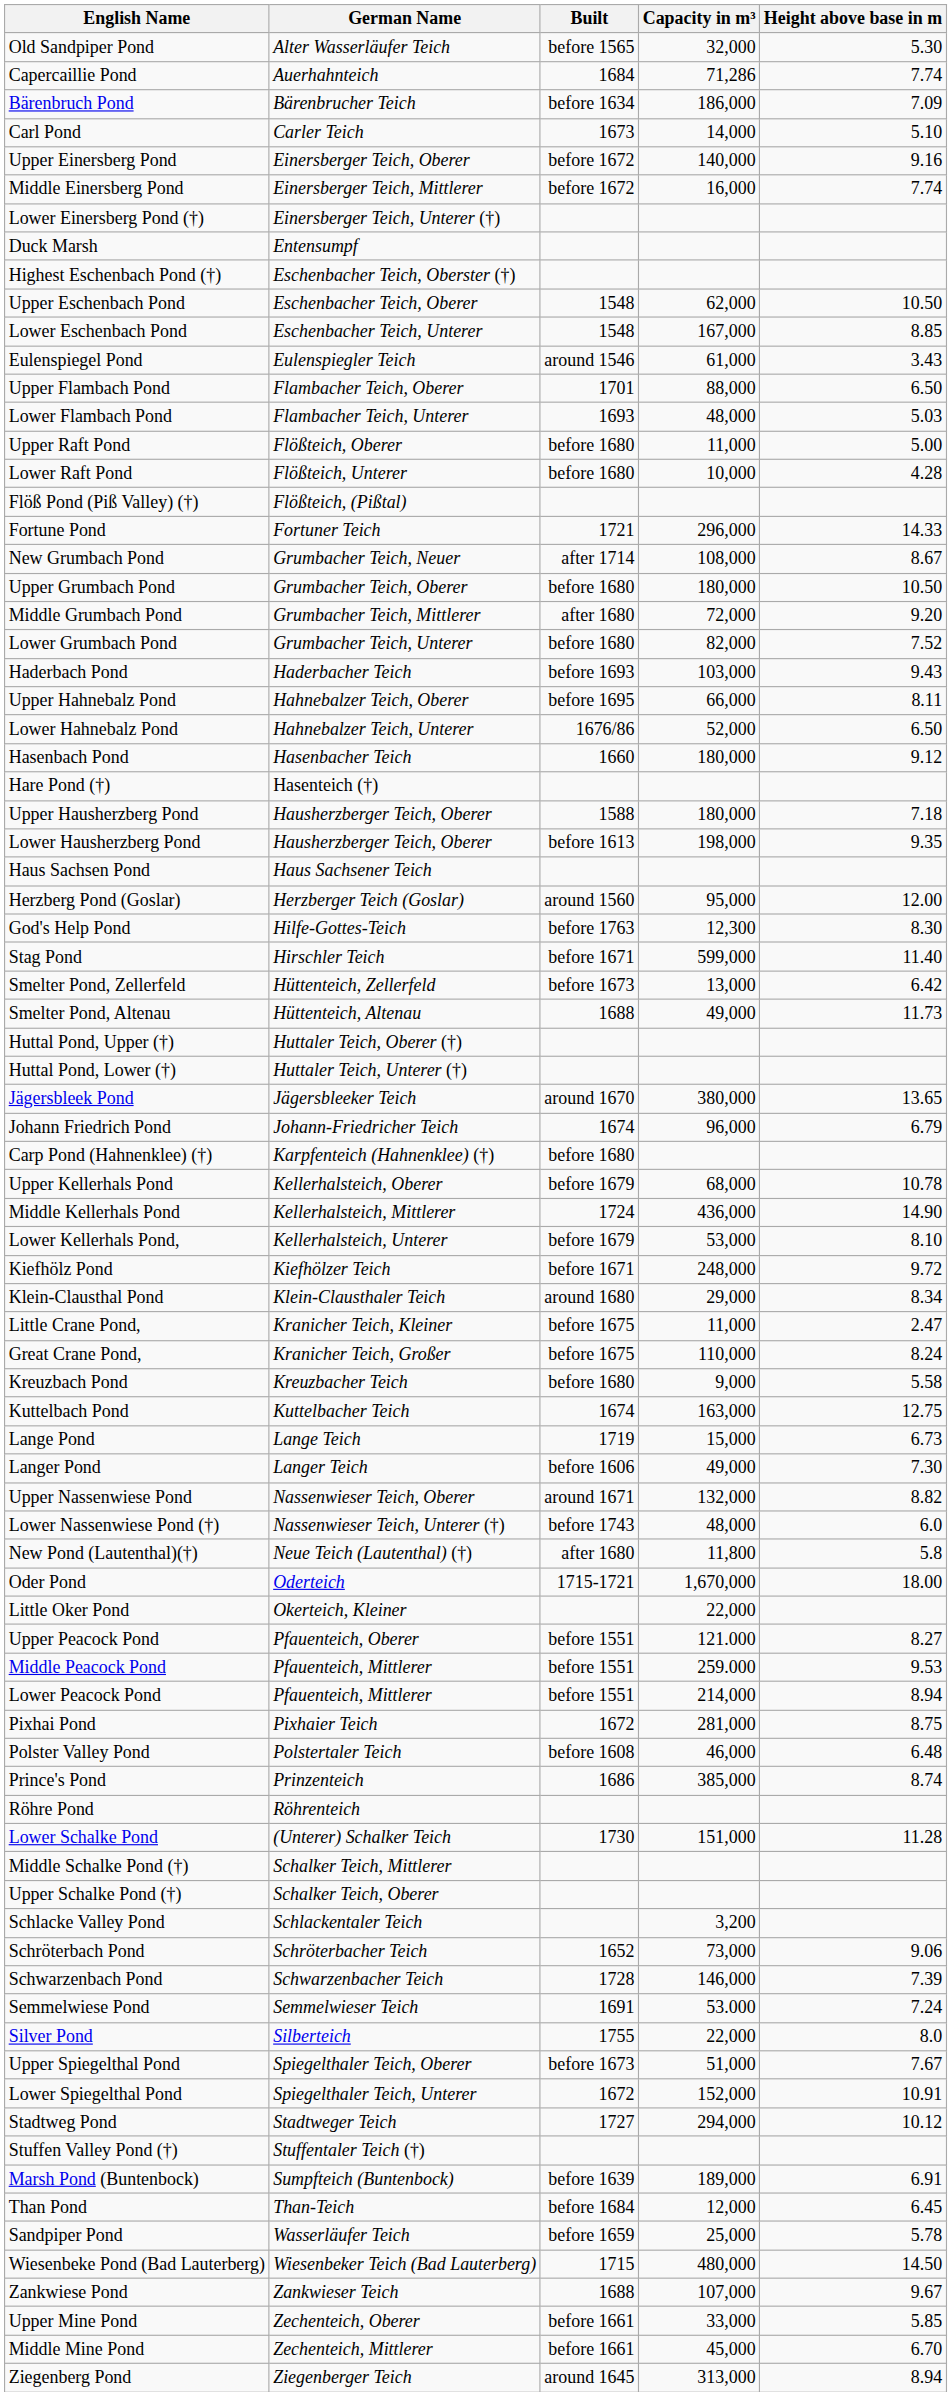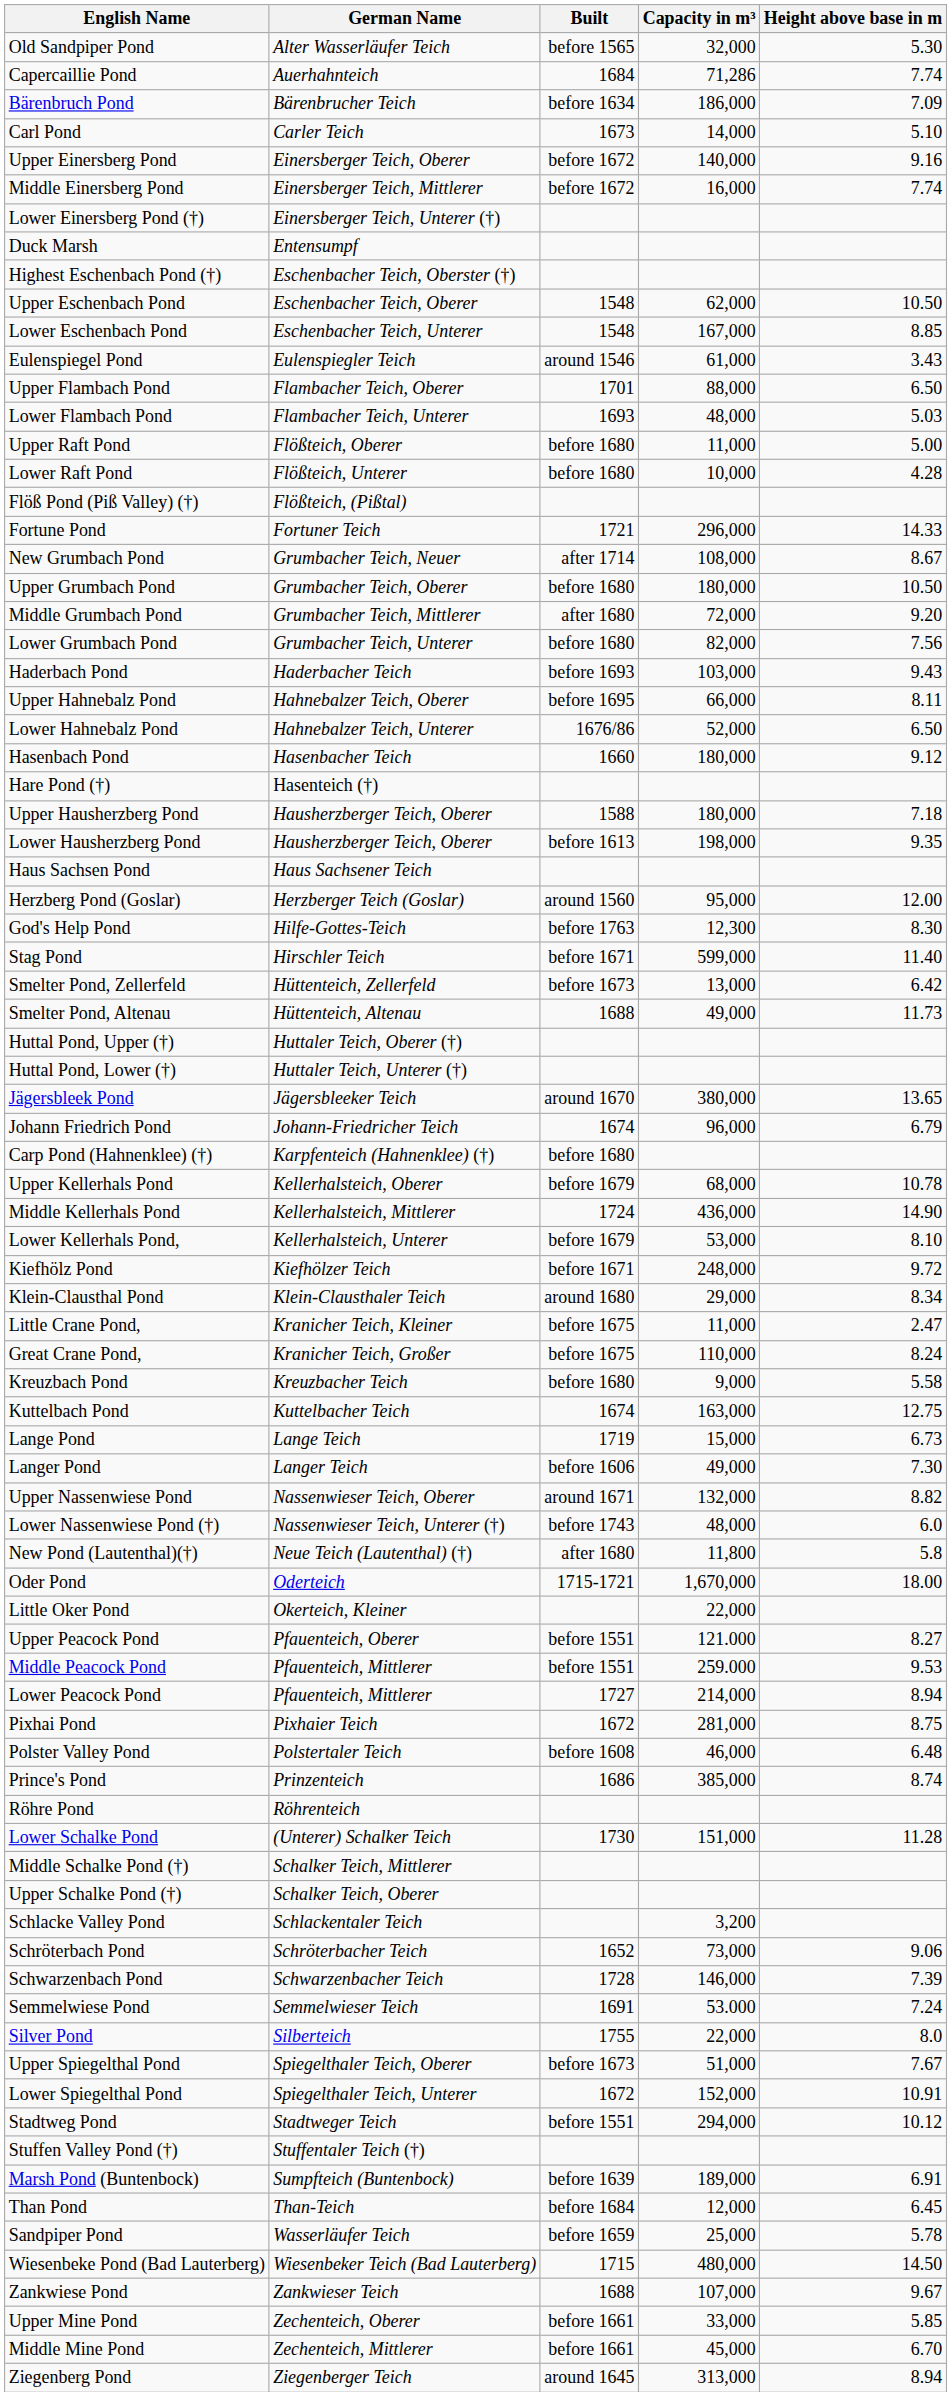(926, 643) 7.52 -> (926, 643) 7.56
(591, 1695) before 1551 -> (617, 1695) 1727
(617, 2121) 1727 -> (591, 2121) before 1551
